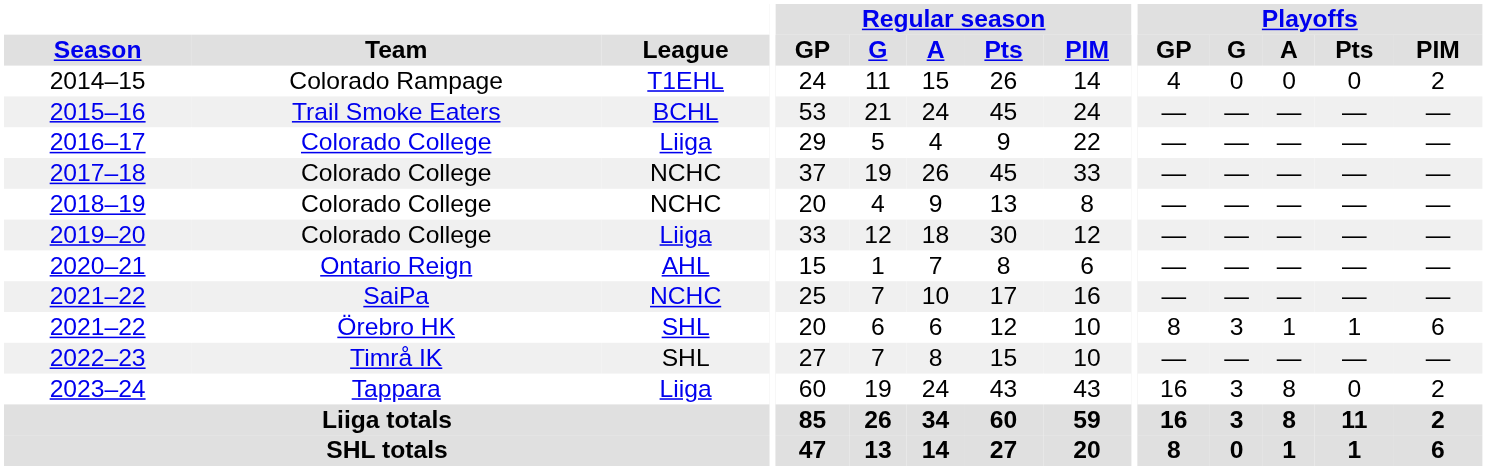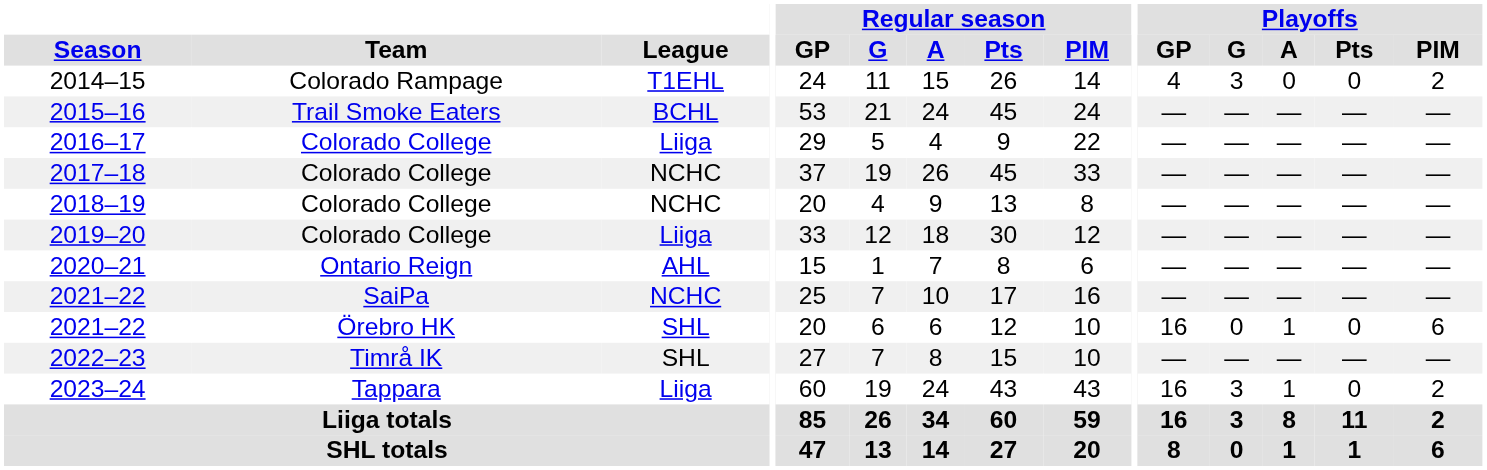(1237, 80) 0 -> (1237, 80) 3
(1174, 327) 8 -> (1174, 327) 16
(1237, 327) 3 -> (1237, 327) 0
(1354, 327) 1 -> (1354, 327) 0
(1289, 388) 8 -> (1289, 388) 1
